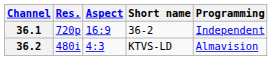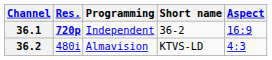columns swapped: (104, 13) <-> (230, 13)
(68, 30) normal -> (68, 30) bold
